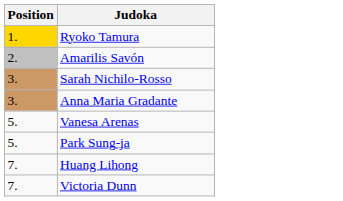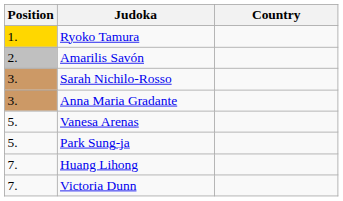+ column: (276, 15)
